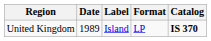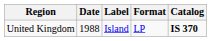(89, 28) 1989 -> (89, 28) 1988
